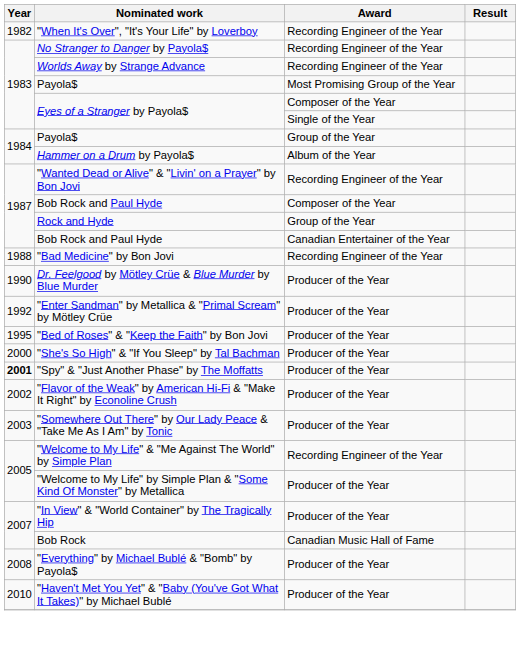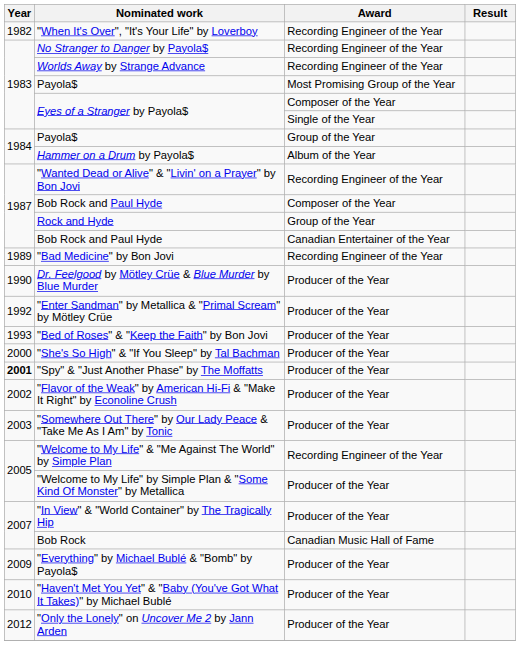(19, 256) 1988 -> (19, 256) 1989
(19, 335) 1995 -> (19, 335) 1993
(19, 564) 2008 -> (19, 564) 2009
+ row: (145, 625)
